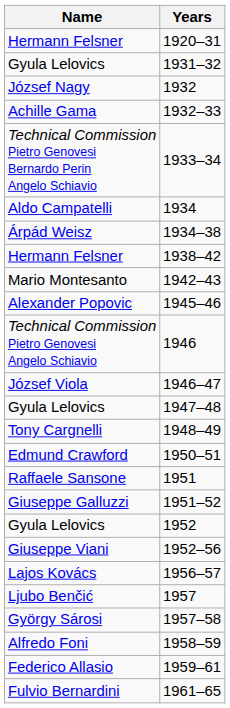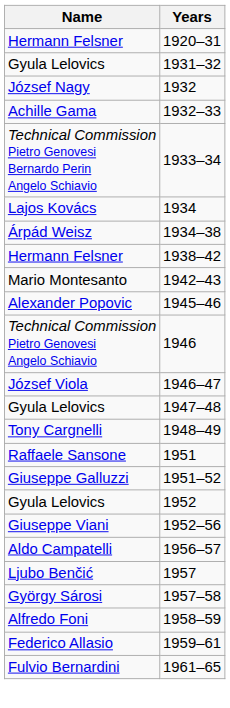(60, 208) Aldo Campatelli -> (52, 208) Lajos Kovács
- row: (192, 454)
(52, 572) Lajos Kovács -> (60, 549) Aldo Campatelli
